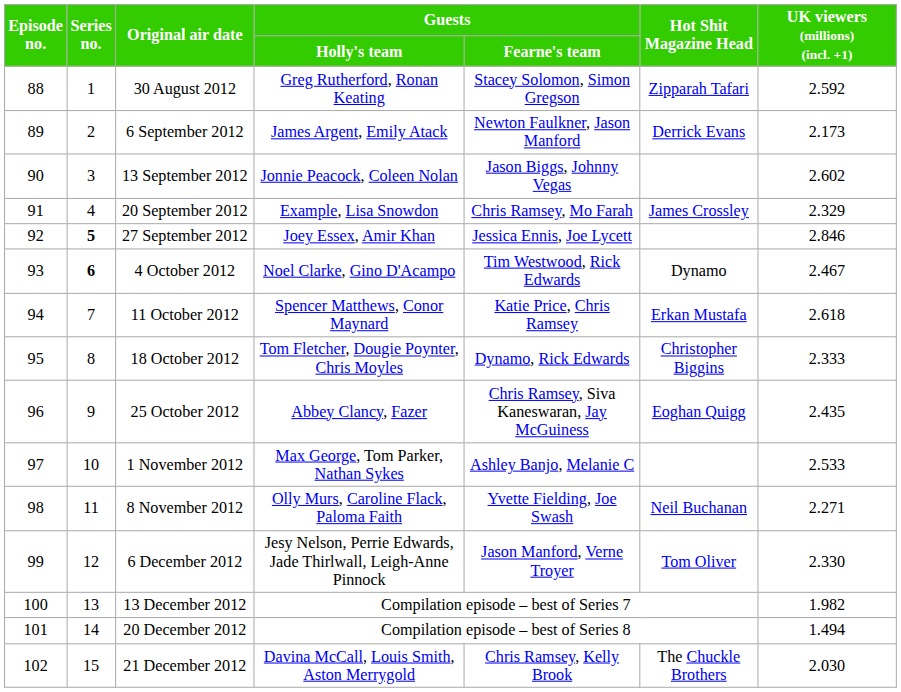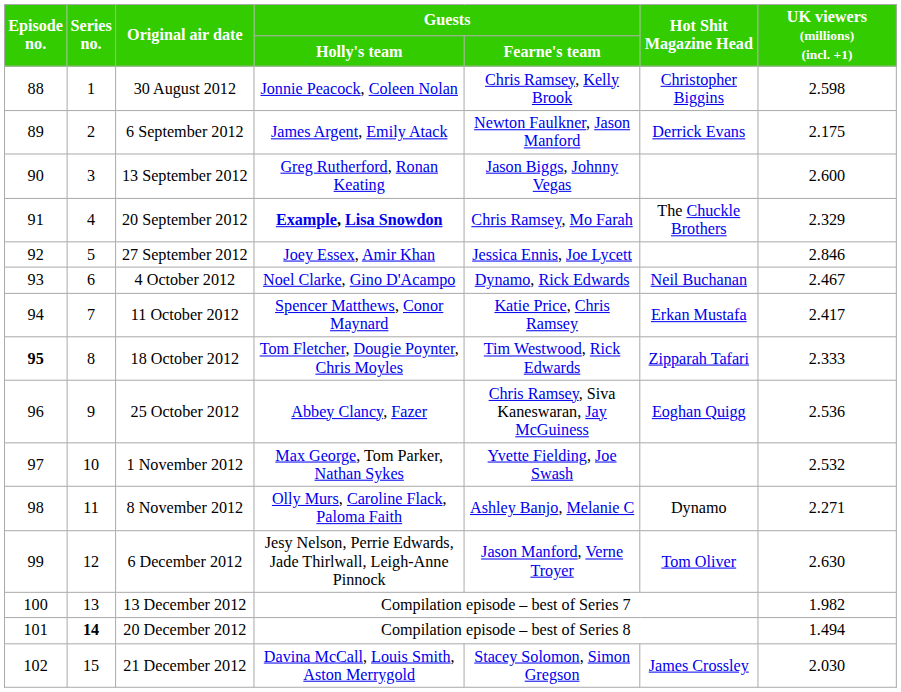(359, 88) Greg Rutherford, Ronan Keating -> (359, 88) Jonnie Peacock, Coleen Nolan
(552, 88) Stacey Solomon, Simon Gregson -> (552, 88) Chris Ramsey, Kelly Brook
(699, 88) Zipparah Tafari -> (699, 88) Christopher Biggins
(827, 88) 2.592 -> (827, 88) 2.598
(827, 132) 2.173 -> (827, 132) 2.175
(359, 176) Jonnie Peacock, Coleen Nolan -> (359, 176) Greg Rutherford, Ronan Keating
(827, 176) 2.602 -> (827, 176) 2.600
(359, 210) normal -> (359, 219) bold
(699, 210) James Crossley -> (699, 219) The Chuckle Brothers
(91, 236) bold -> (91, 254) normal
(91, 271) bold -> (91, 280) normal
(552, 271) Tim Westwood, Rick Edwards -> (552, 280) Dynamo, Rick Edwards
(699, 271) Dynamo -> (699, 280) Neil Buchanan
(827, 314) 2.618 -> (827, 314) 2.417
(36, 358) normal -> (36, 358) bold
(552, 358) Dynamo, Rick Edwards -> (552, 358) Tim Westwood, Rick Edwards
(699, 358) Christopher Biggins -> (699, 358) Zipparah Tafari
(827, 411) 2.435 -> (827, 411) 2.536
(552, 464) Ashley Banjo, Melanie C -> (552, 464) Yvette Fielding, Joe Swash
(827, 464) 2.533 -> (827, 464) 2.532
(552, 508) Yvette Fielding, Joe Swash -> (552, 508) Ashley Banjo, Melanie C
(699, 508) Neil Buchanan -> (699, 508) Dynamo
(827, 561) 2.330 -> (827, 561) 2.630
(91, 630) normal -> (91, 630) bold
(552, 665) Chris Ramsey, Kelly Brook -> (552, 665) Stacey Solomon, Simon Gregson
(699, 665) The Chuckle Brothers -> (699, 665) James Crossley
